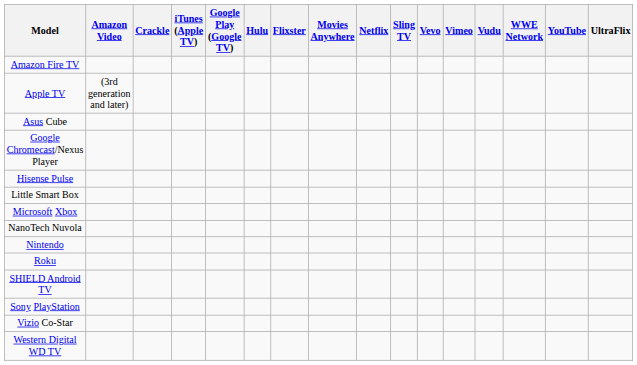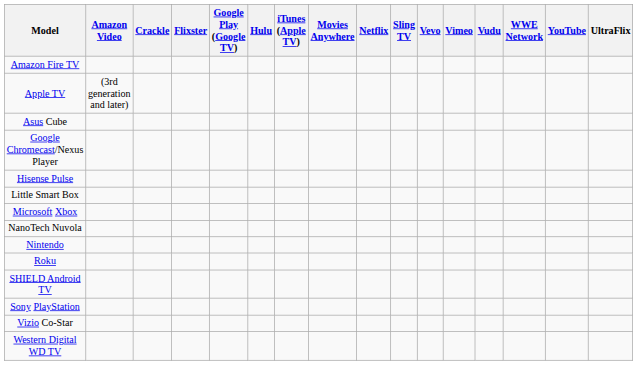columns swapped: (289, 30) <-> (189, 30)
